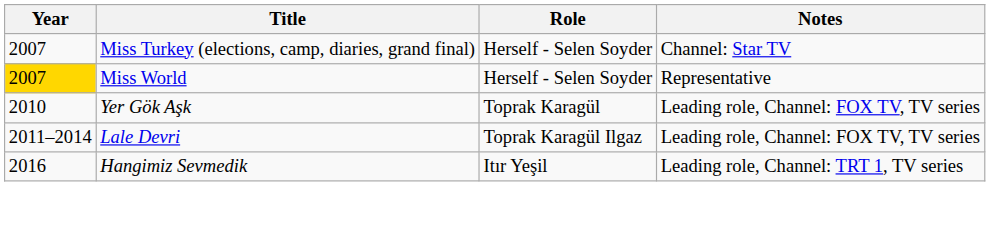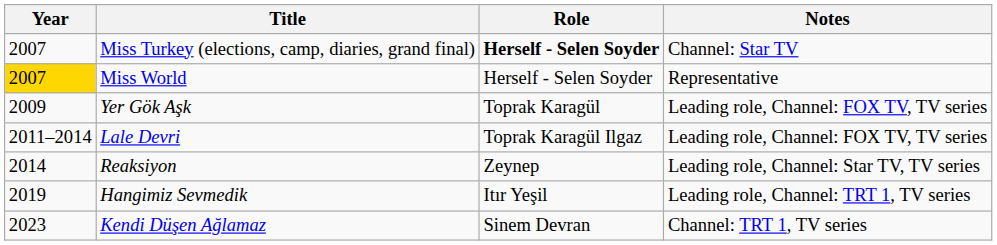(568, 48) normal -> (571, 48) bold
(27, 107) 2010 -> (27, 107) 2009
+ row: (138, 166)
(27, 166) 2016 -> (27, 195) 2019
+ row: (183, 225)
